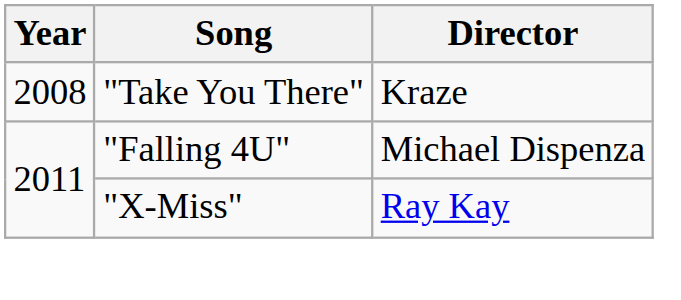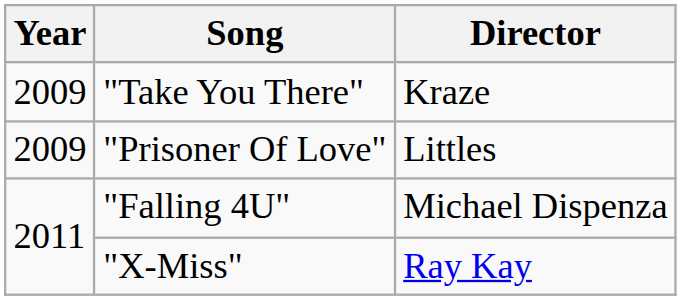(50, 91) 2008 -> (50, 91) 2009
+ row: (245, 149)
